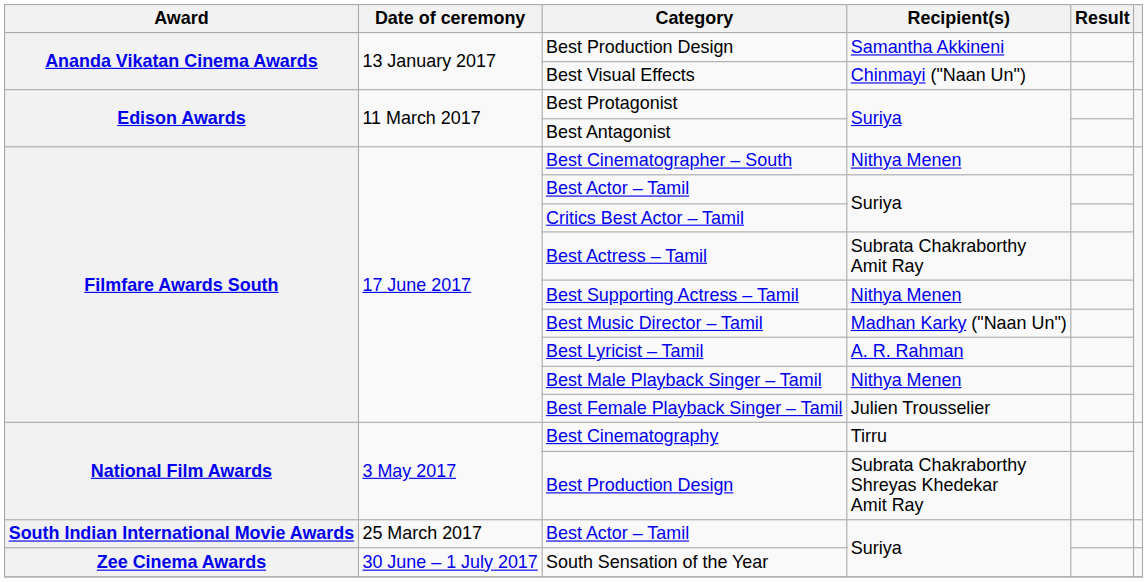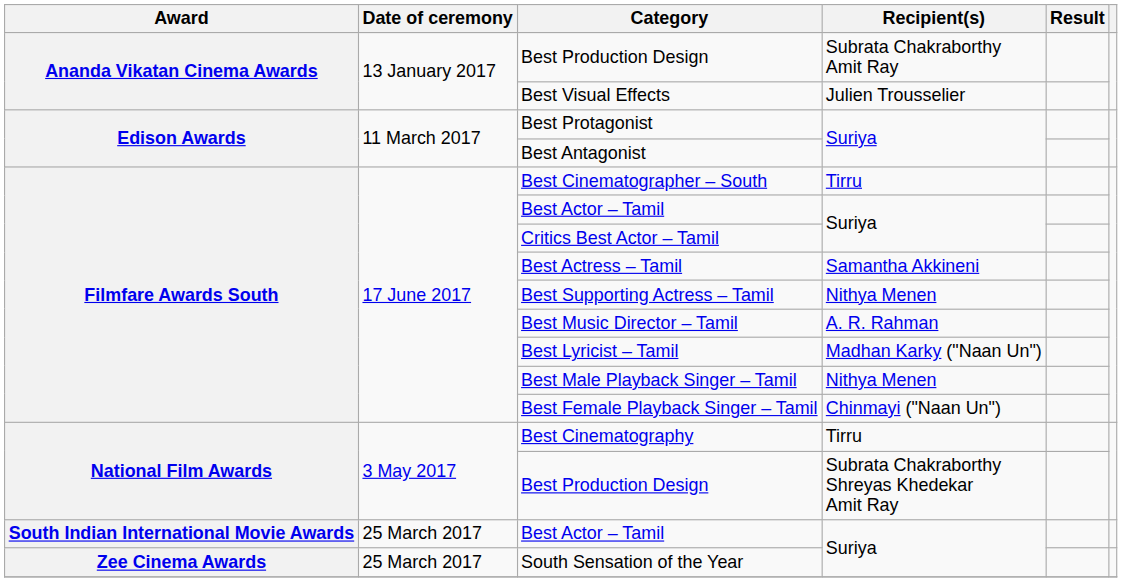(928, 47) Samantha Akkineni -> (913, 57) Subrata Chakraborthy Amit Ray
(938, 75) Chinmayi ("Naan Un") -> (896, 95) Julien Trousselier
(906, 160) Nithya Menen -> (844, 180) Tirru
(938, 256) Subrata Chakraborthy Amit Ray -> (903, 266) Samantha Akkineni
(959, 323) Madhan Karky ("Naan Un") -> (882, 323) A. R. Rahman
(907, 351) A. R. Rahman -> (934, 351) Madhan Karky ("Naan Un")
(921, 408) Julien Trousselier -> (913, 408) Chinmayi ("Naan Un")
(450, 562) 30 June – 1 July 2017 -> (422, 562) 25 March 2017
